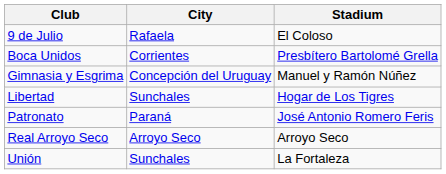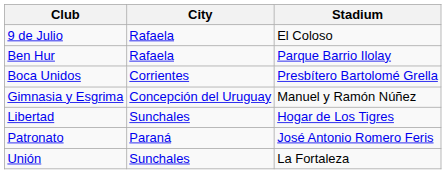+ row: (31, 55)
- row: (58, 138)
